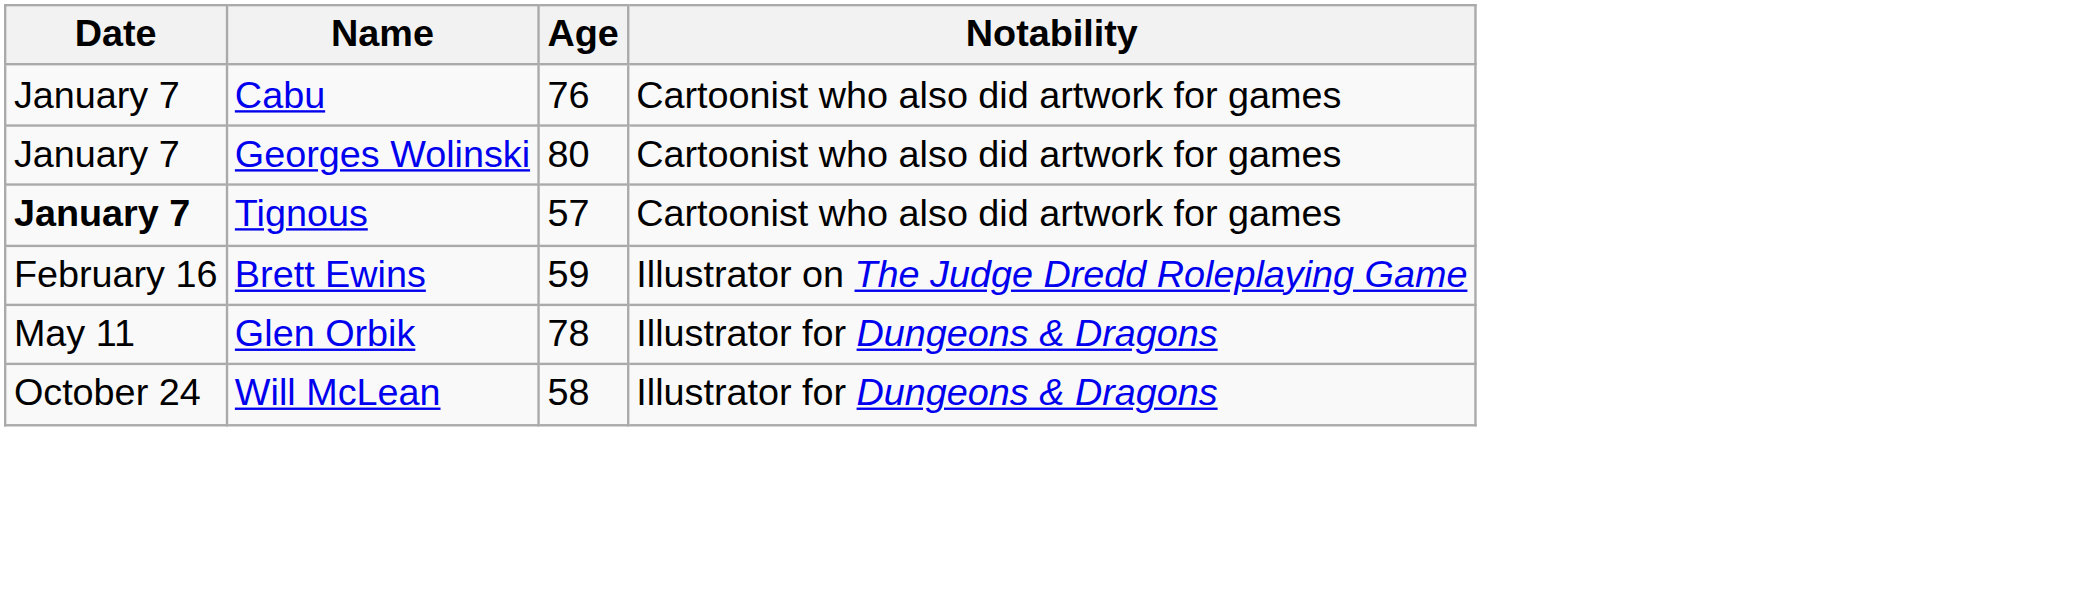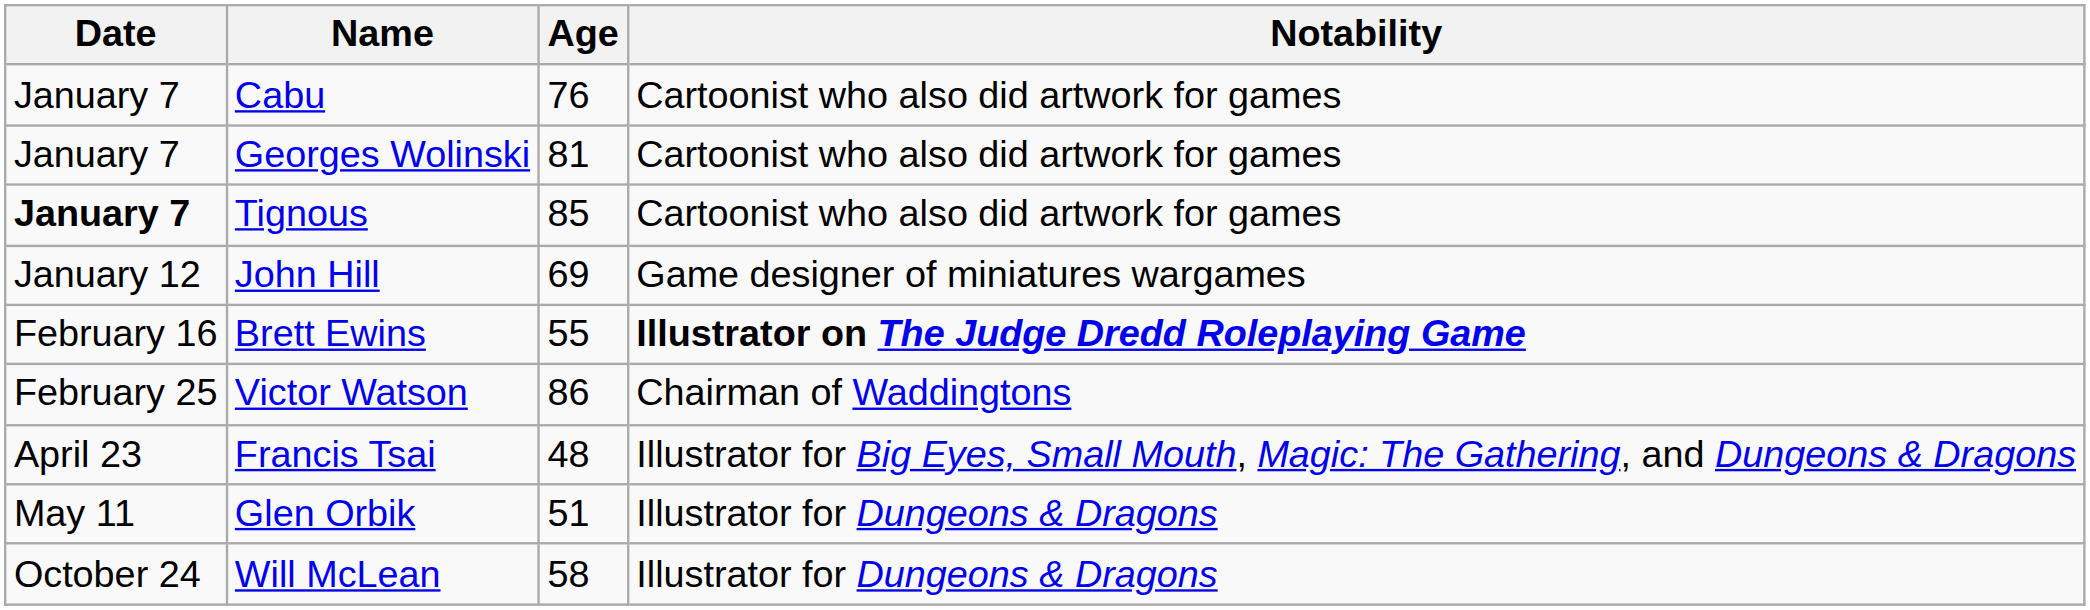(569, 154) 80 -> (569, 154) 81
(569, 214) 57 -> (569, 214) 85
+ row: (307, 273)
(569, 273) 59 -> (569, 333) 55
(1052, 273) normal -> (1081, 333) bold
+ row: (351, 393)
+ row: (335, 453)
(569, 333) 78 -> (569, 513) 51
